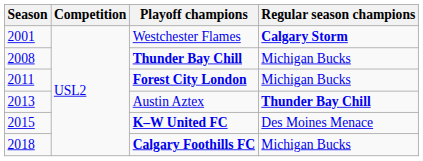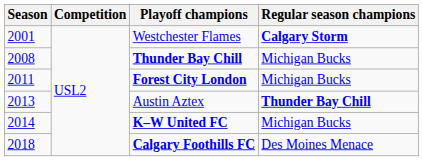(21, 123) 2015 -> (21, 123) 2014
(317, 123) Des Moines Menace -> (306, 123) Michigan Bucks
(306, 144) Michigan Bucks -> (317, 144) Des Moines Menace
